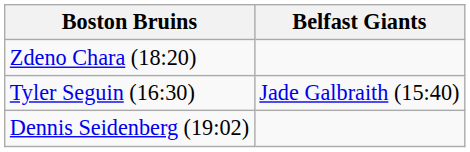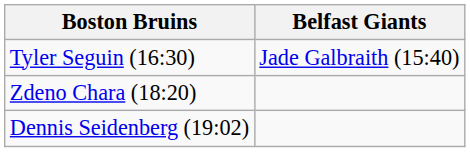rows swapped: (102, 92) <-> (103, 57)
